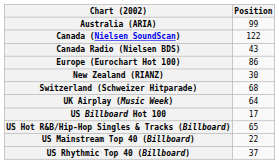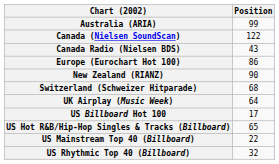(253, 75) 30 -> (253, 75) 90
(253, 153) 37 -> (253, 153) 32
